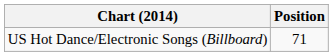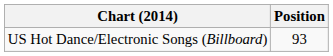(299, 39) 71 -> (299, 39) 93
